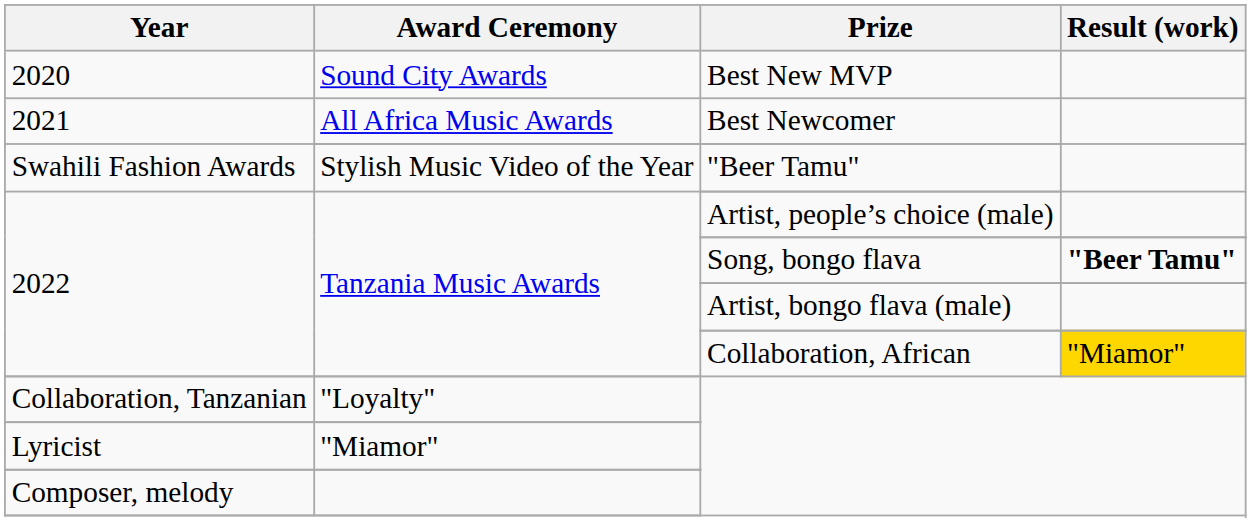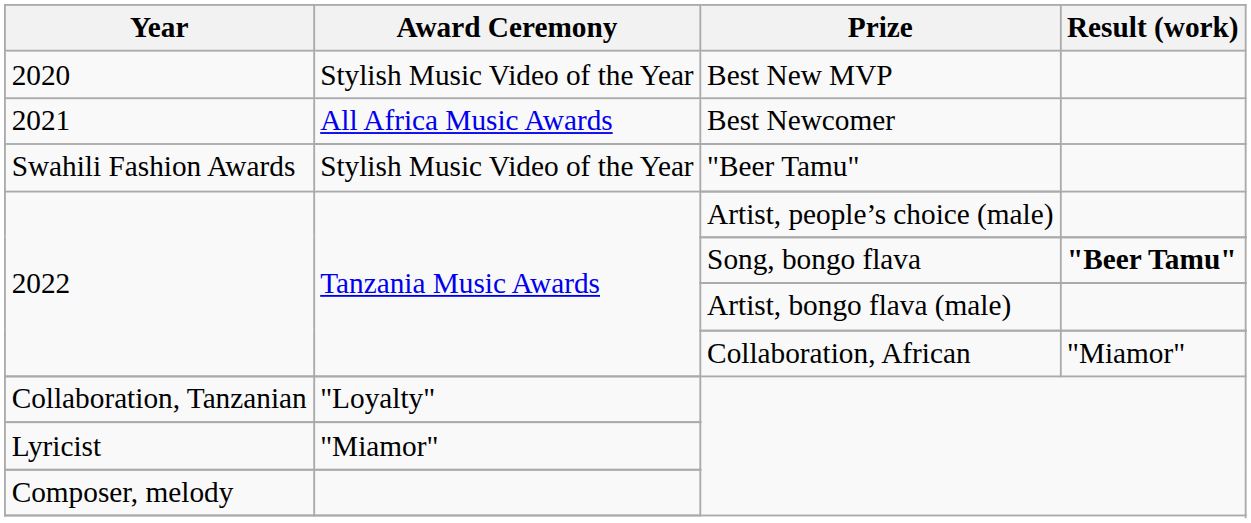(434, 74) Sound City Awards -> (507, 74) Stylish Music Video of the Year
(1126, 352) gold background -> (1126, 352) no background
